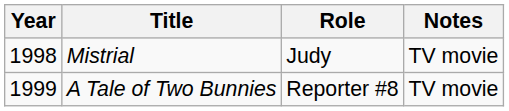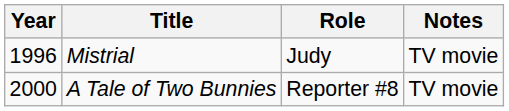(33, 55) 1998 -> (33, 55) 1996
(33, 88) 1999 -> (33, 88) 2000
